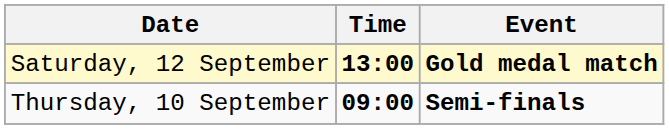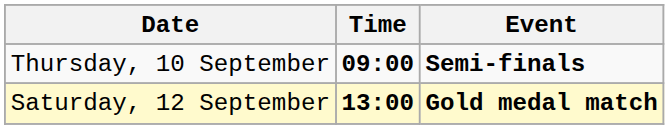rows swapped: (170, 103) <-> (170, 64)
